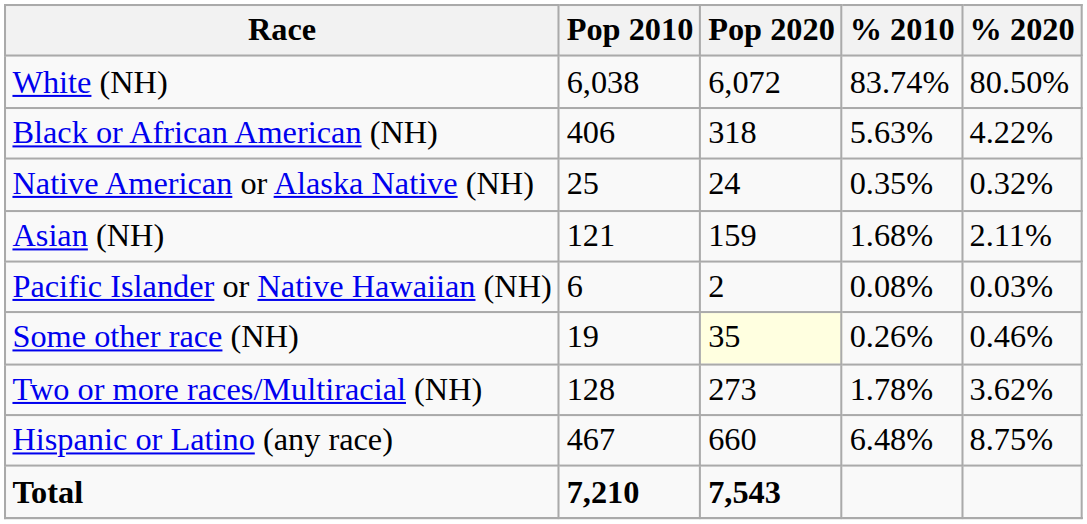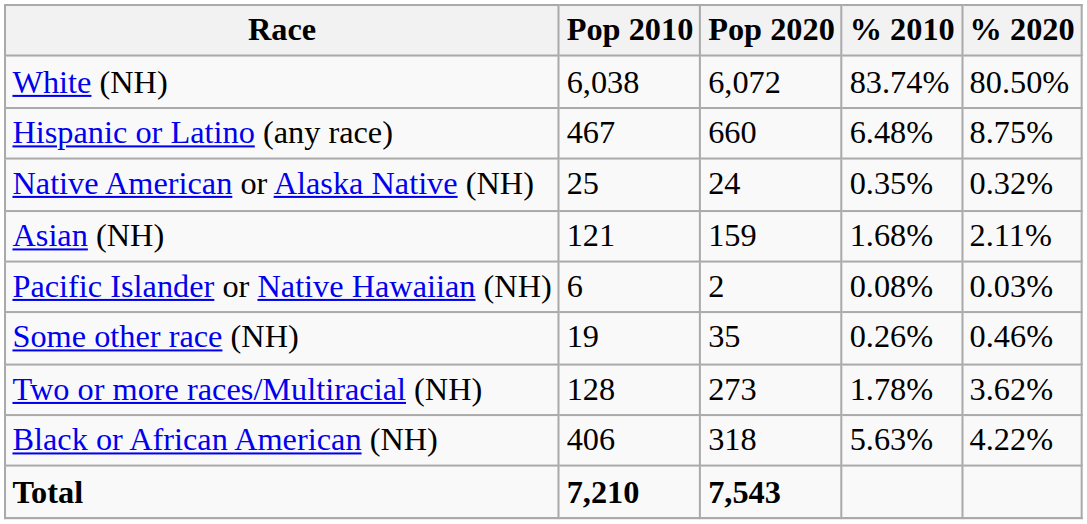rows swapped: (225, 132) <-> (203, 440)
(724, 337) lightyellow background -> (724, 337) no background
